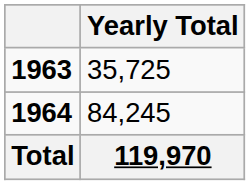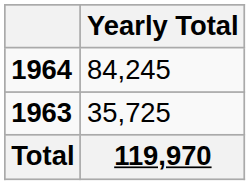rows swapped: (42, 69) <-> (42, 112)
